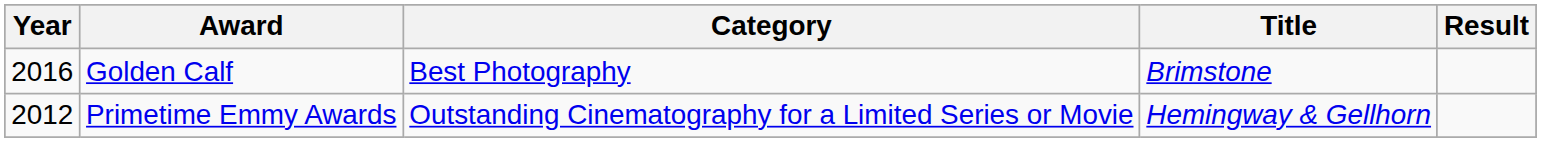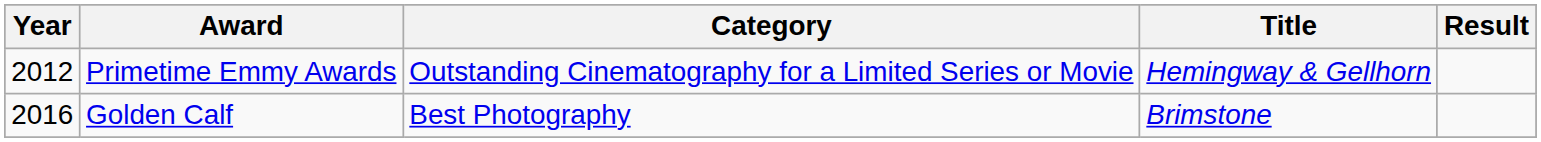rows swapped: (241, 114) <-> (160, 70)
